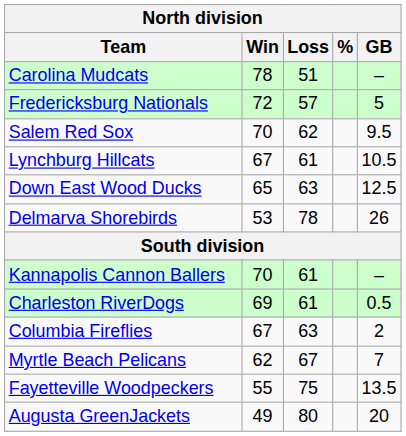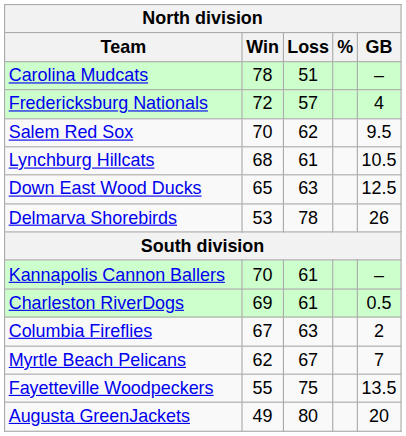(379, 103) 5 -> (379, 103) 4
(263, 160) 67 -> (263, 160) 68
